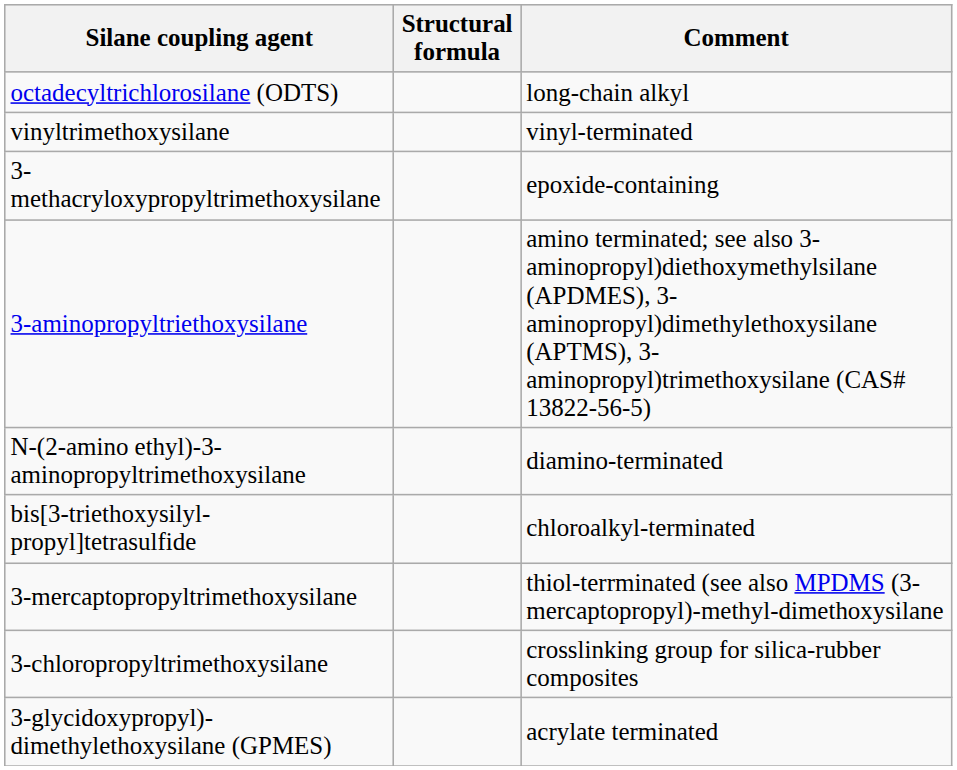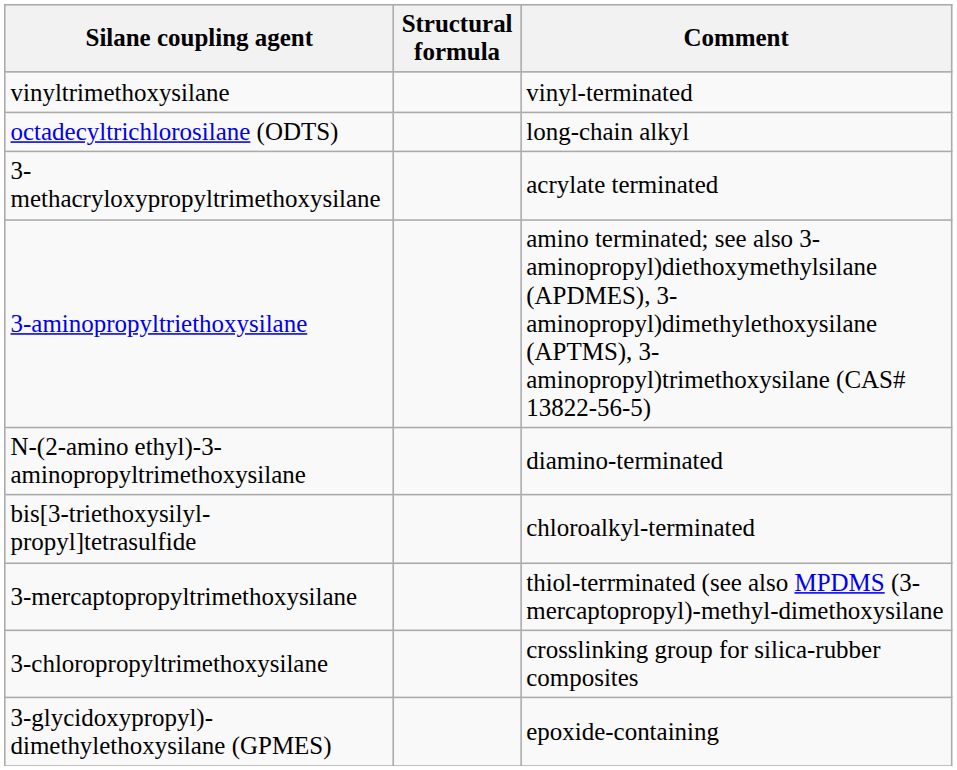rows swapped: (174, 91) <-> (120, 131)
(623, 185) epoxide-containing -> (622, 185) acrylate terminated
(622, 731) acrylate terminated -> (623, 731) epoxide-containing
